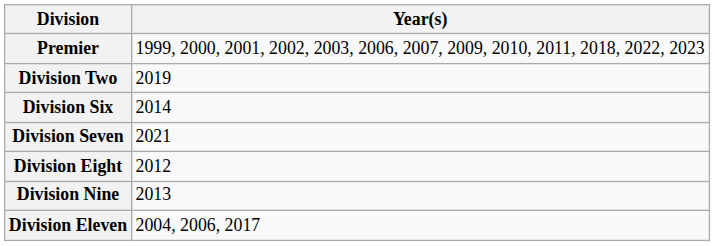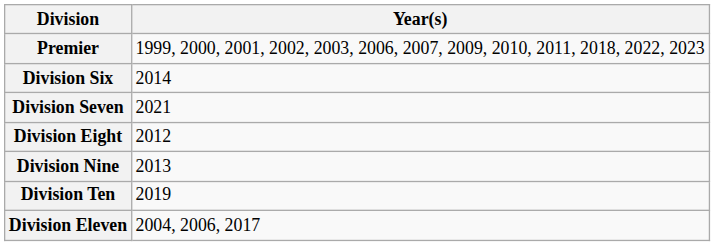- row: (68, 77)
+ row: (68, 195)
